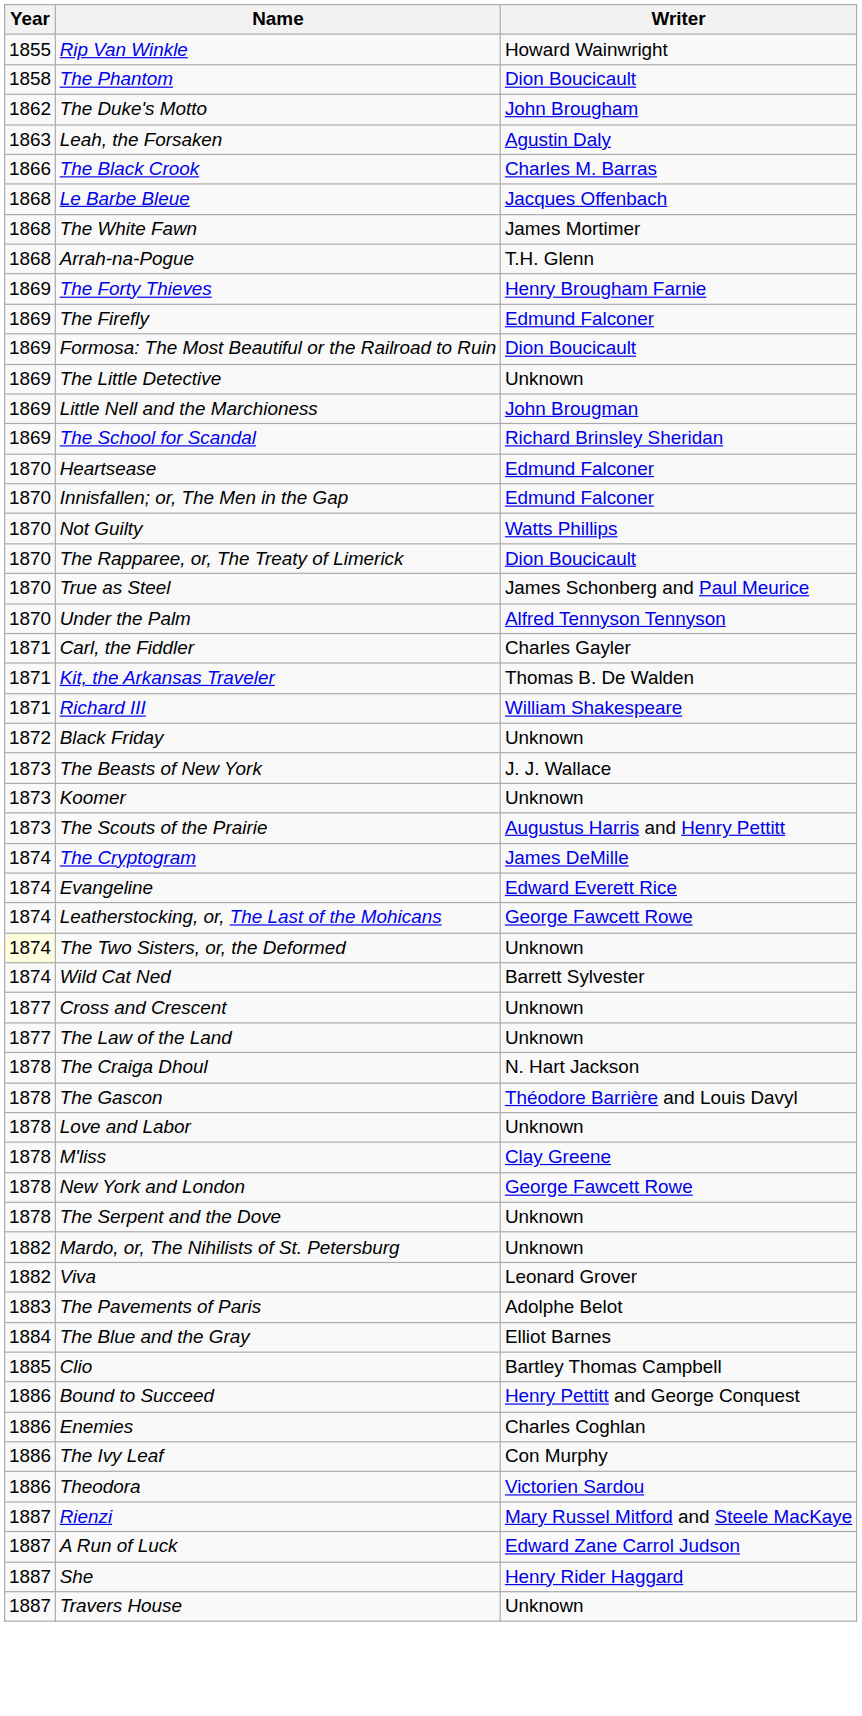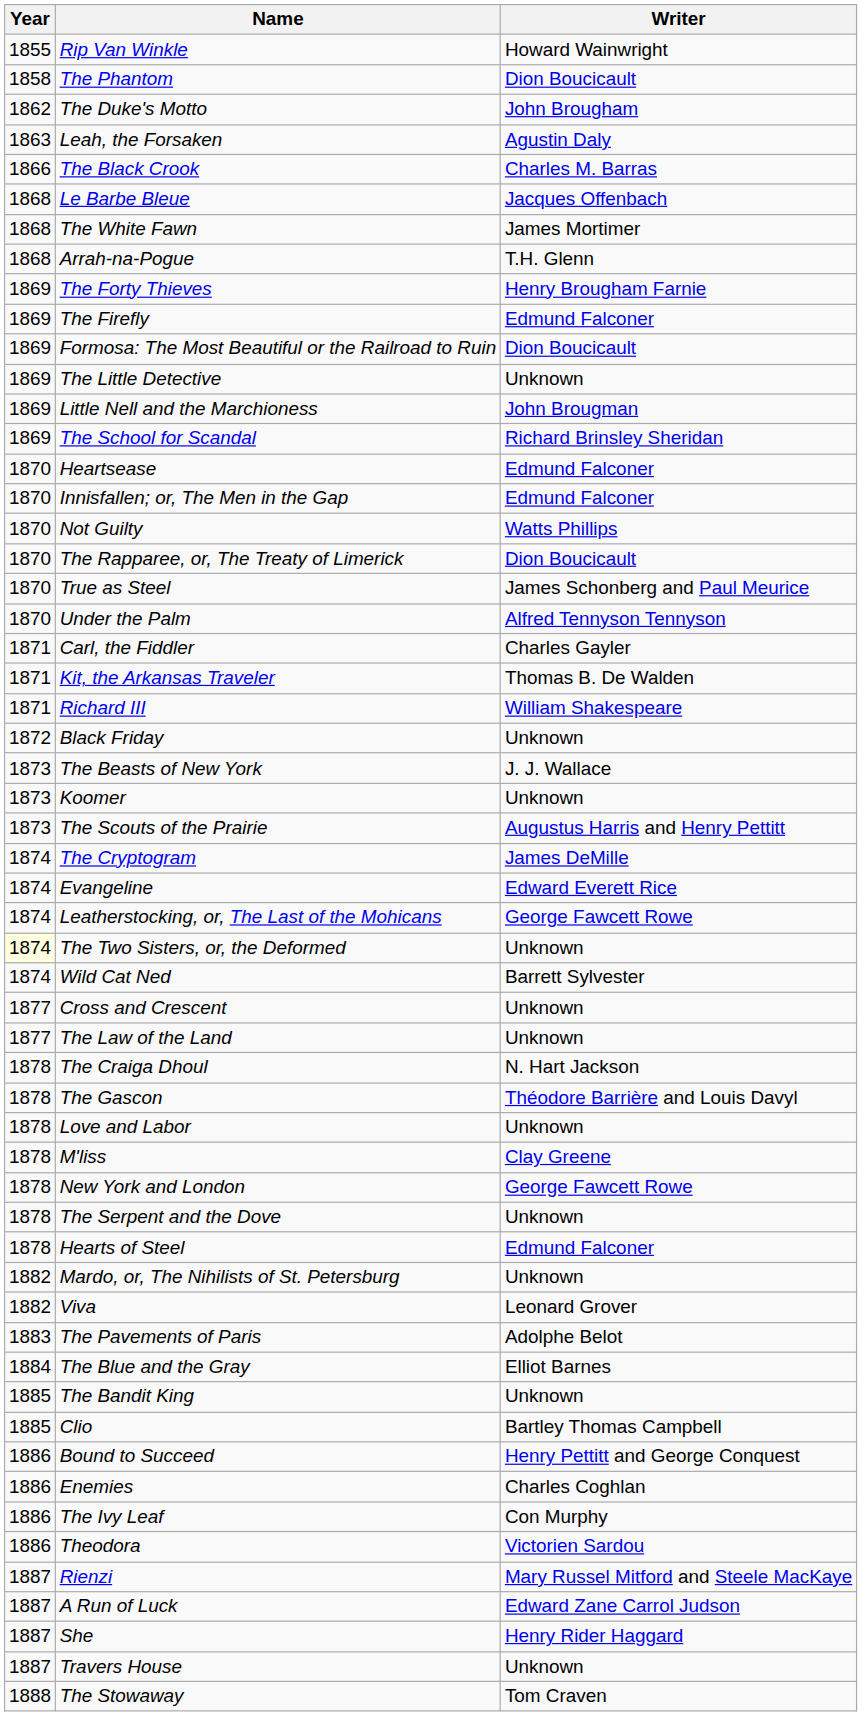+ row: (122, 1247)
+ row: (127, 1396)
+ row: (122, 1696)
